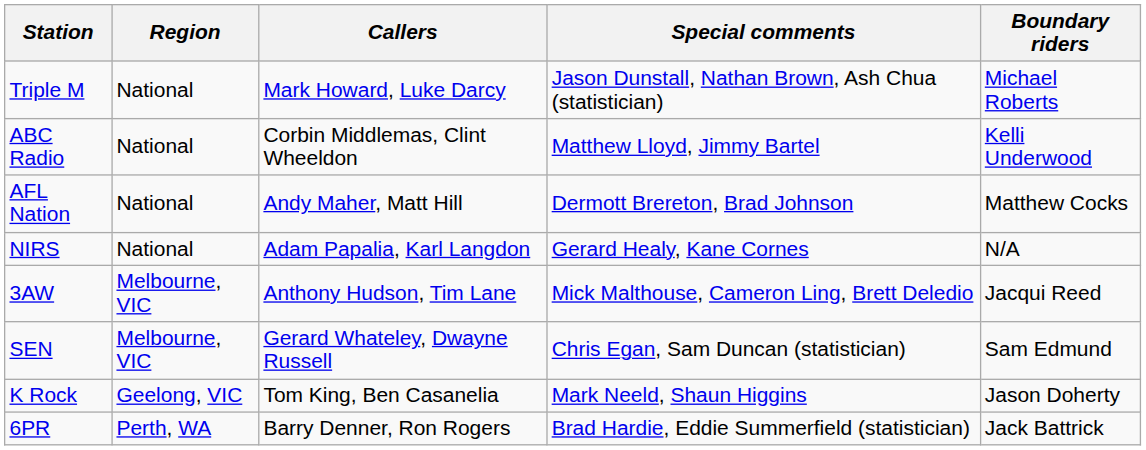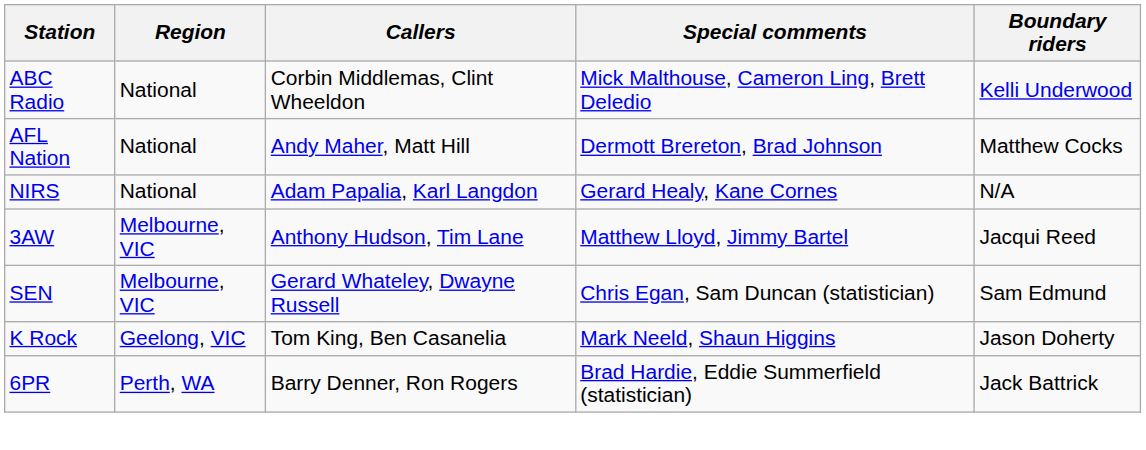- row: (47, 89)
(686, 146) Matthew Lloyd, Jimmy Bartel -> (753, 89) Mick Malthouse, Cameron Ling, Brett Deledio
(763, 293) Mick Malthouse, Cameron Ling, Brett Deledio -> (714, 236) Matthew Lloyd, Jimmy Bartel
